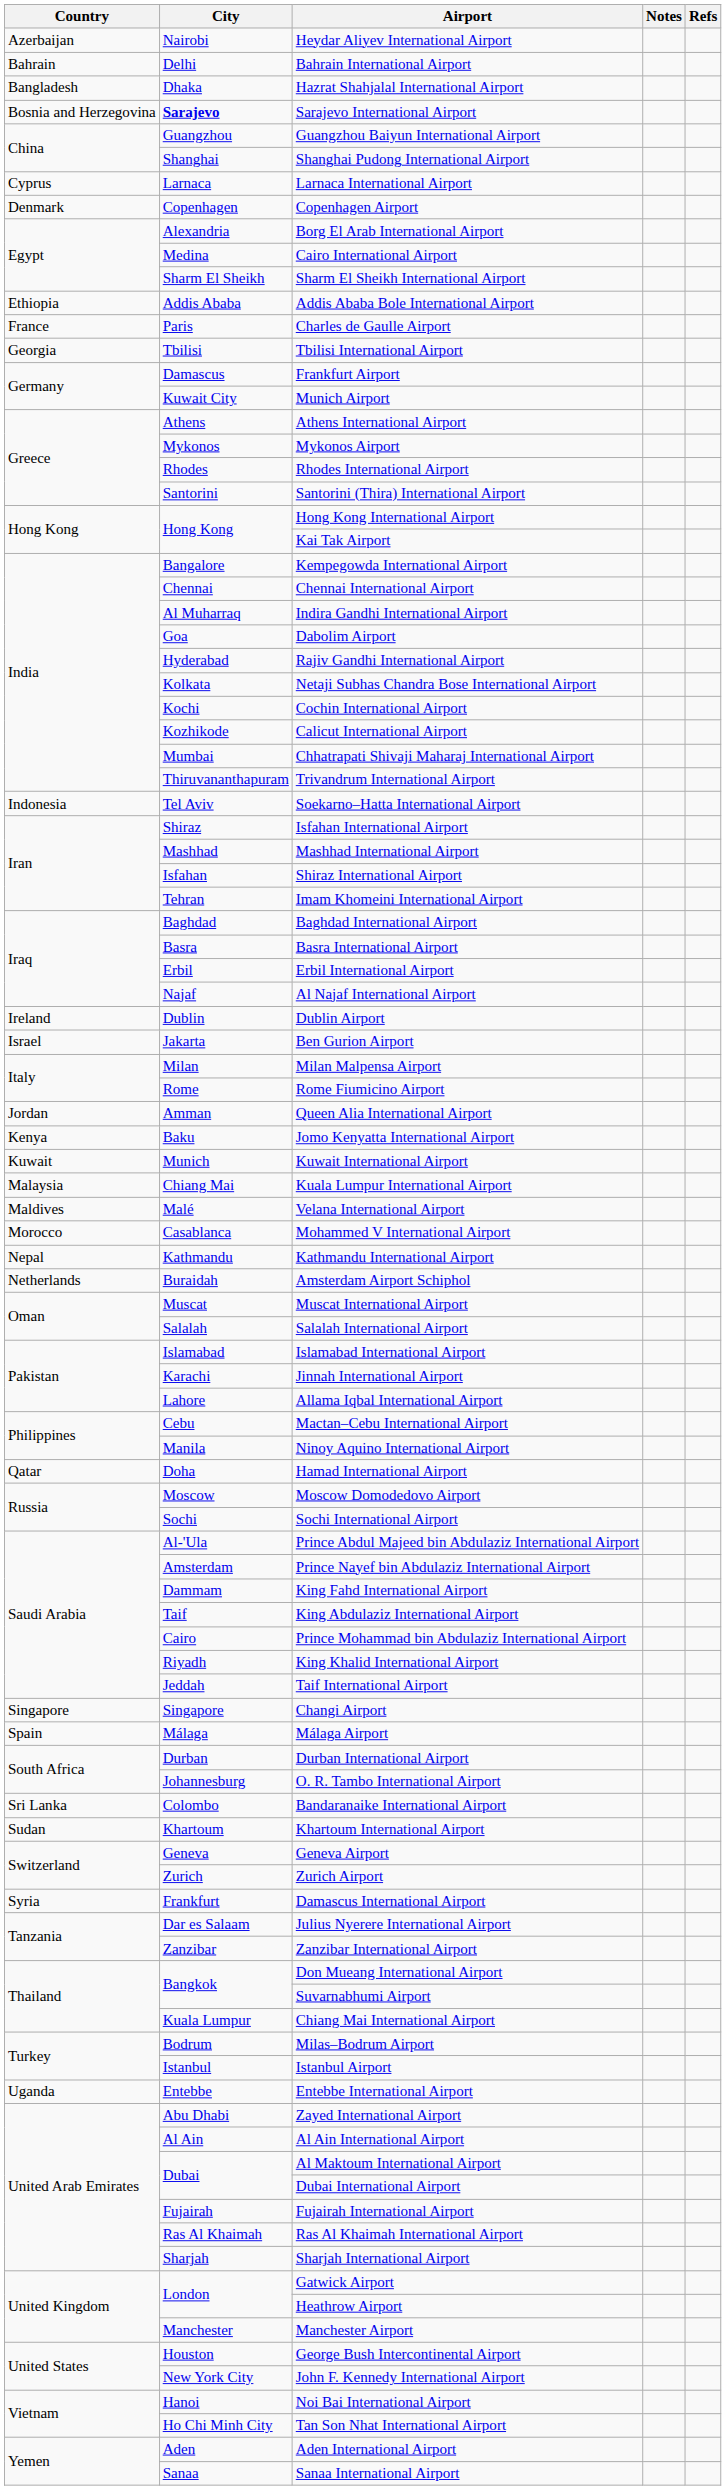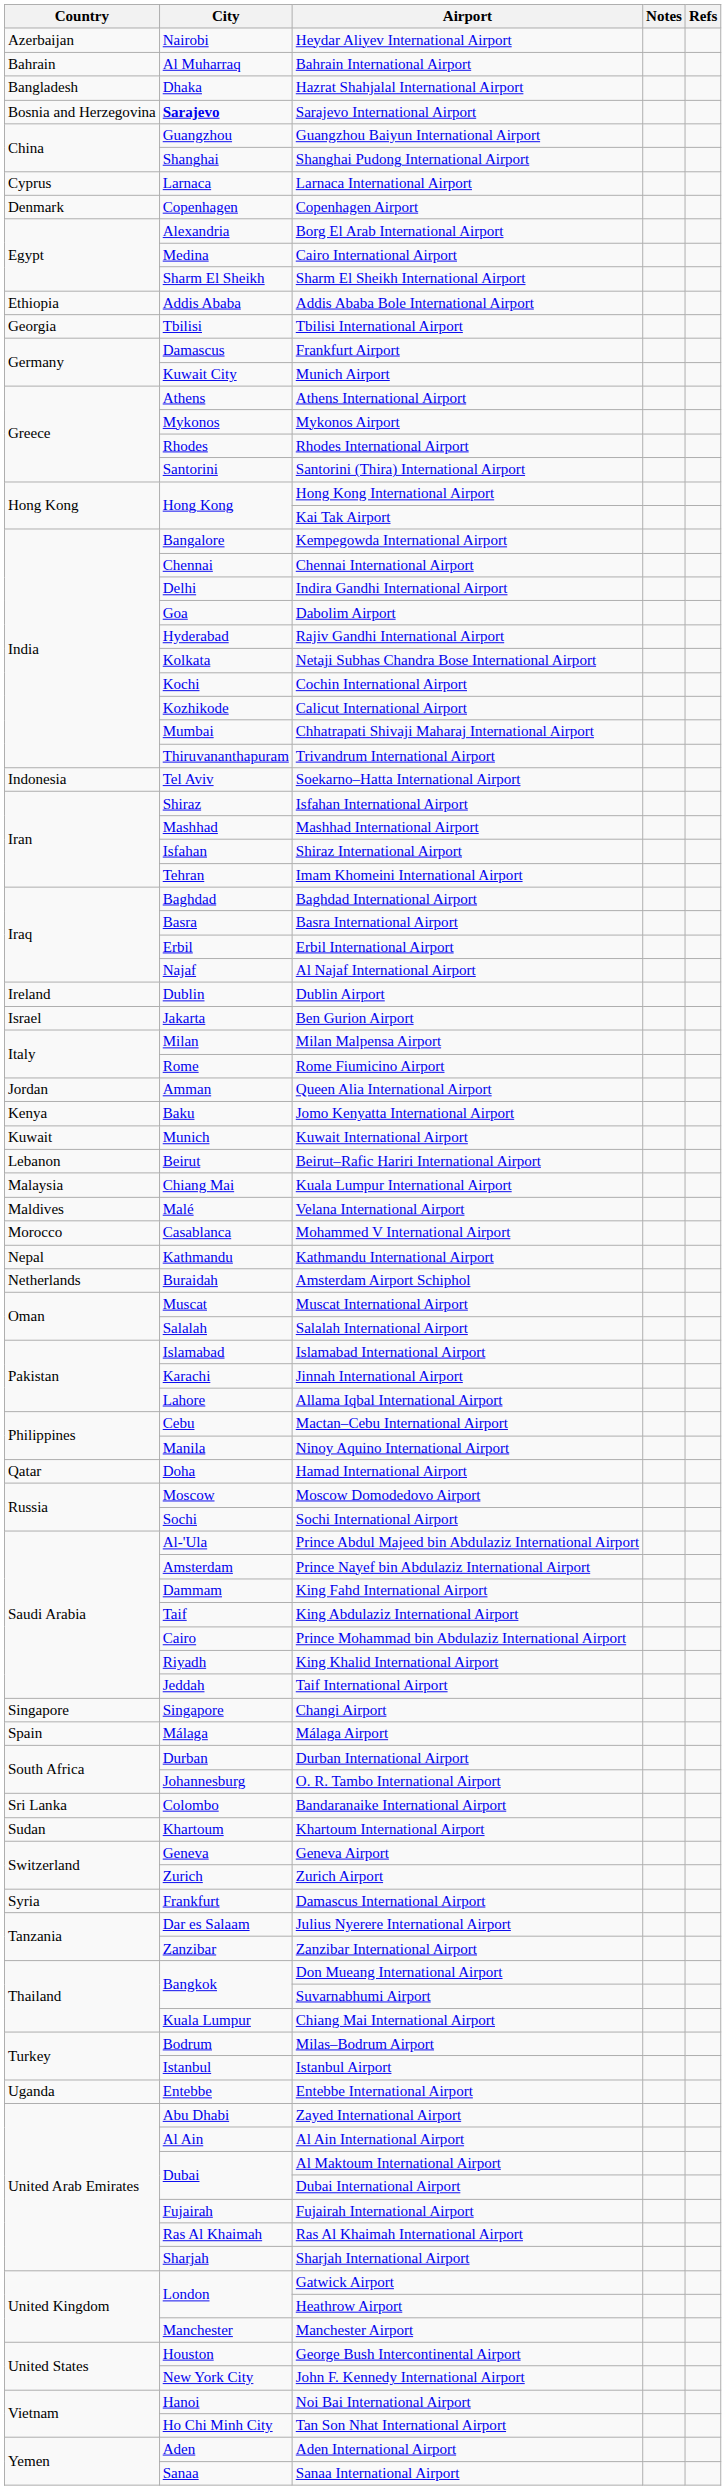(179, 64) Delhi -> (202, 64) Al Muharraq
- row: (373, 326)
(202, 612) Al Muharraq -> (179, 588) Delhi
+ row: (418, 1161)
